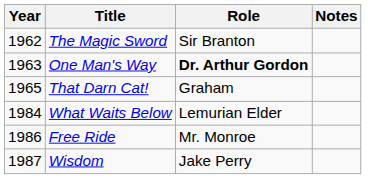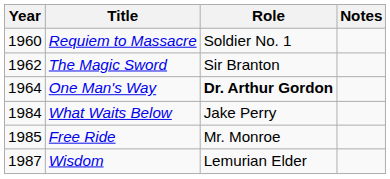+ row: (123, 40)
(25, 64) 1963 -> (25, 88) 1964
- row: (99, 88)
(230, 112) Lemurian Elder -> (240, 112) Jake Perry
(25, 137) 1986 -> (25, 137) 1985
(215, 161) Jake Perry -> (255, 161) Lemurian Elder
